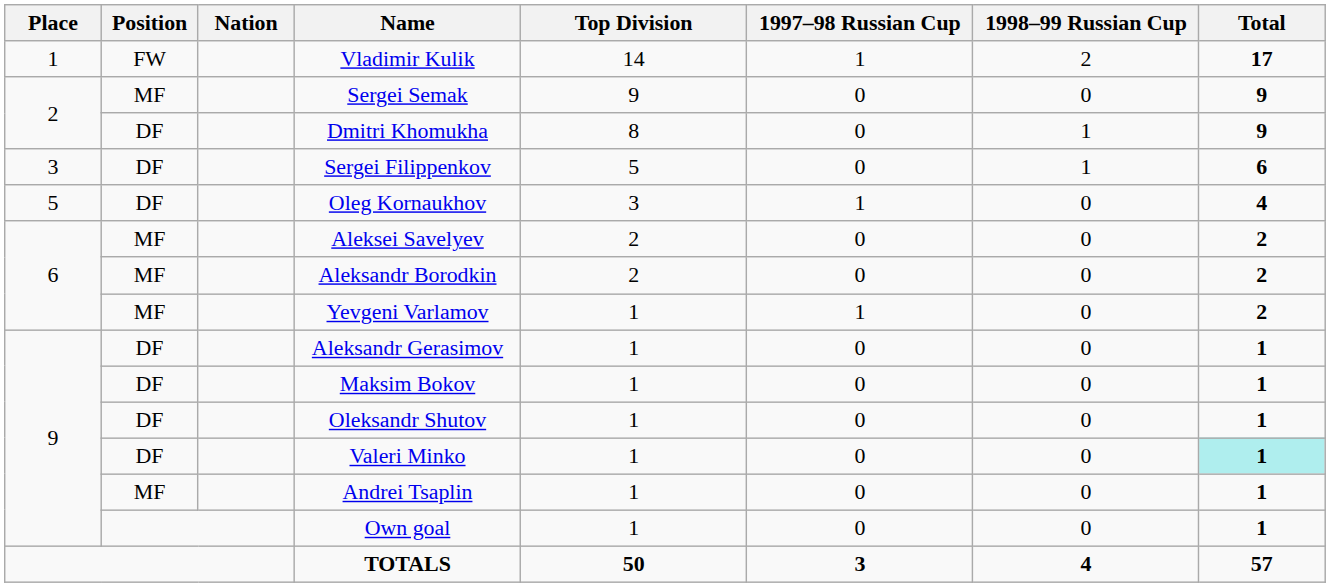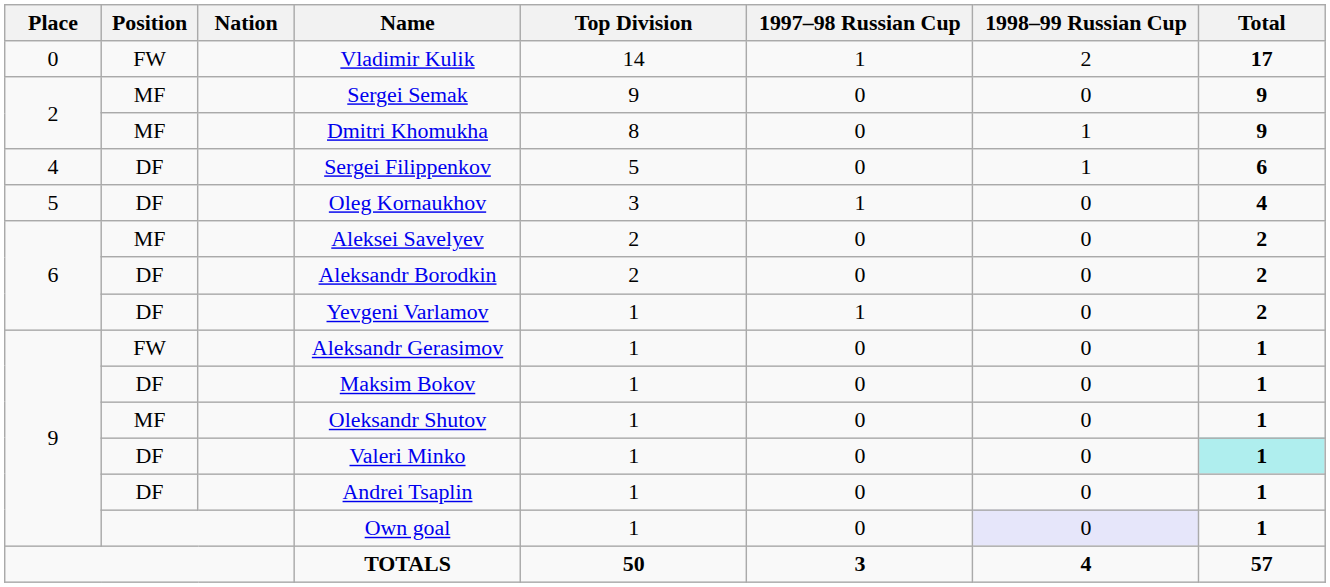(53, 58) 1 -> (53, 58) 0
(150, 131) DF -> (150, 131) MF
(53, 167) 3 -> (53, 167) 4
(150, 275) MF -> (150, 275) DF
(150, 311) MF -> (150, 311) DF
(150, 347) DF -> (150, 347) FW
(150, 419) DF -> (150, 419) MF
(150, 491) MF -> (150, 491) DF
(1086, 527) no background -> (1086, 527) lavender background
